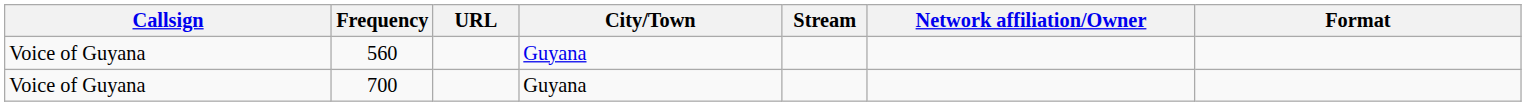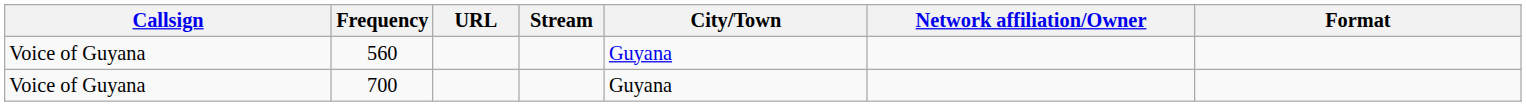columns swapped: (825, 20) <-> (650, 20)
